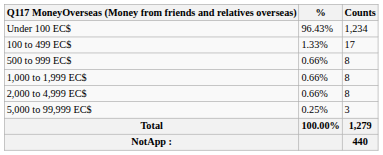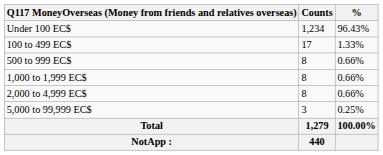columns swapped: (360, 12) <-> (321, 12)
